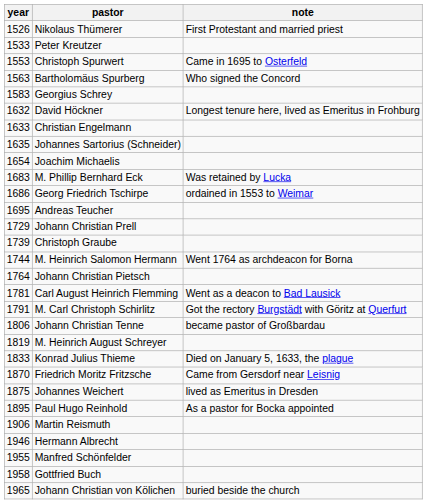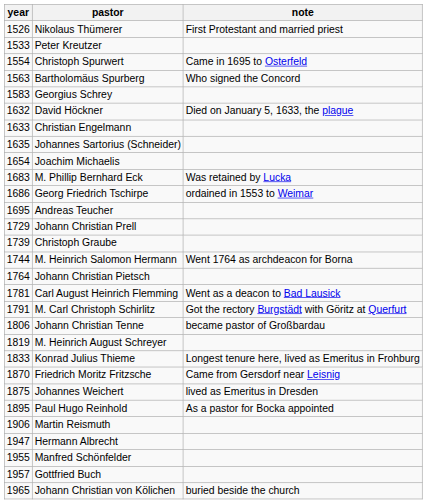(18, 62) 1553 -> (18, 62) 1554
(303, 111) Longest tenure here, lived as Emeritus in Frohburg -> (270, 111) Died on January 5, 1633, the plague
(270, 359) Died on January 5, 1633, the plague -> (303, 359) Longest tenure here, lived as Emeritus in Frohburg
(18, 441) 1946 -> (18, 441) 1947
(18, 474) 1958 -> (18, 474) 1957
